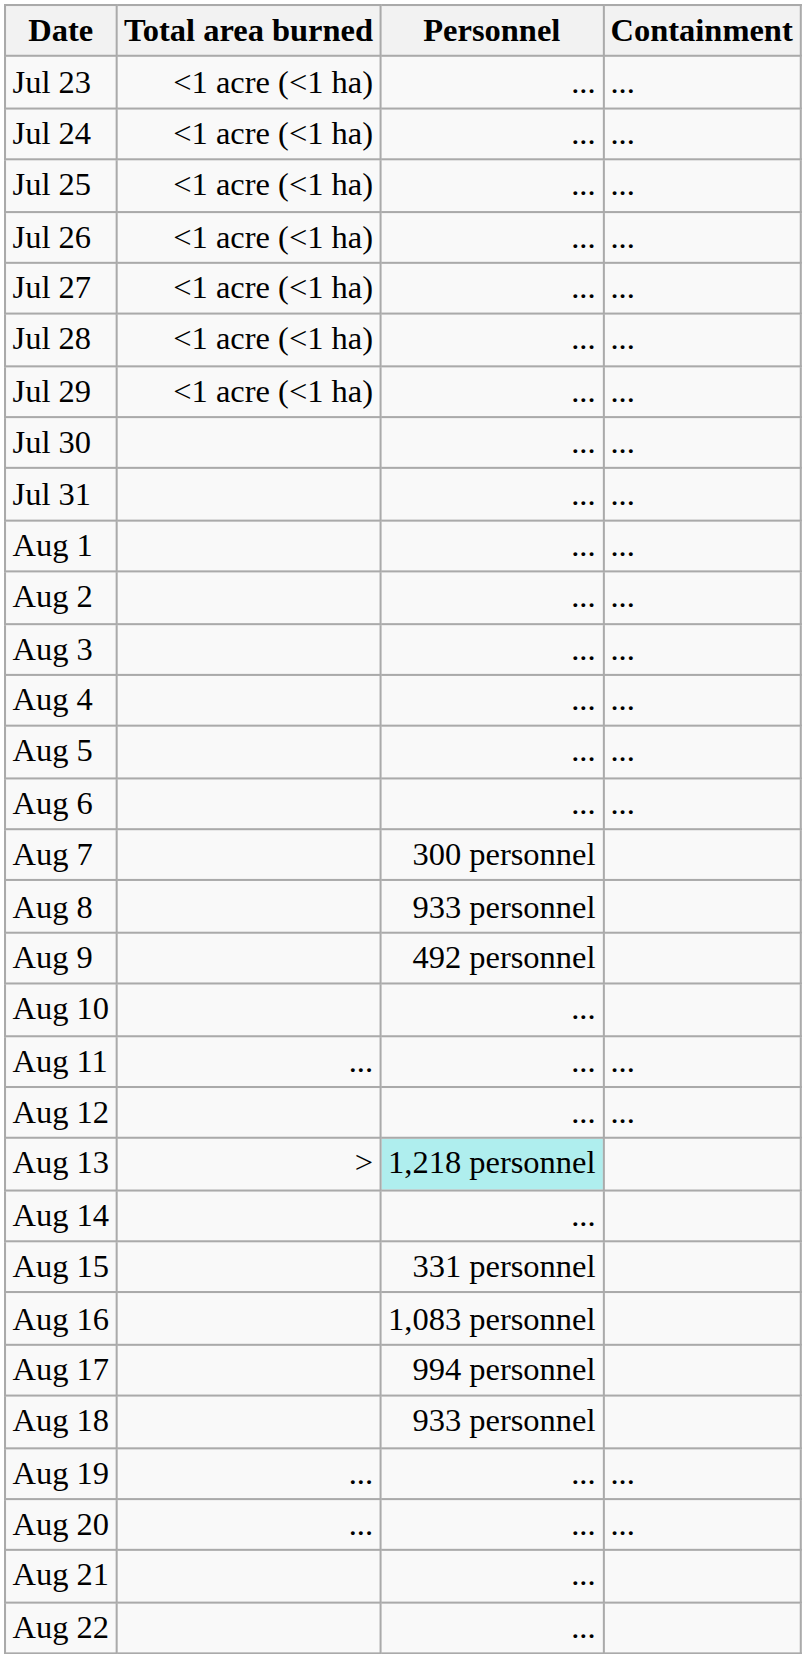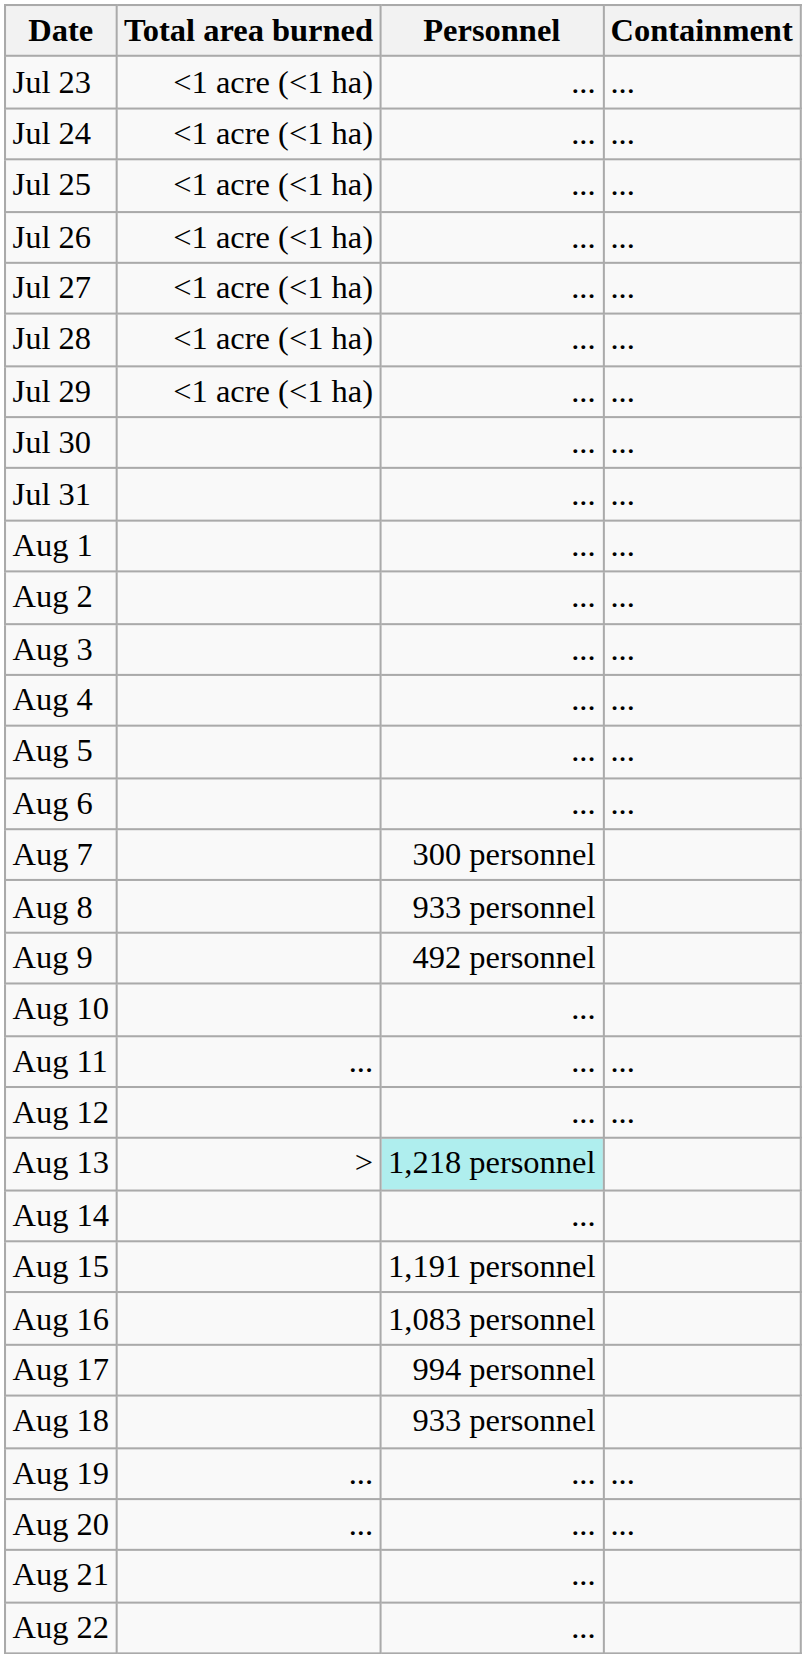(504, 1266) 331 personnel -> (492, 1266) 1,191 personnel
